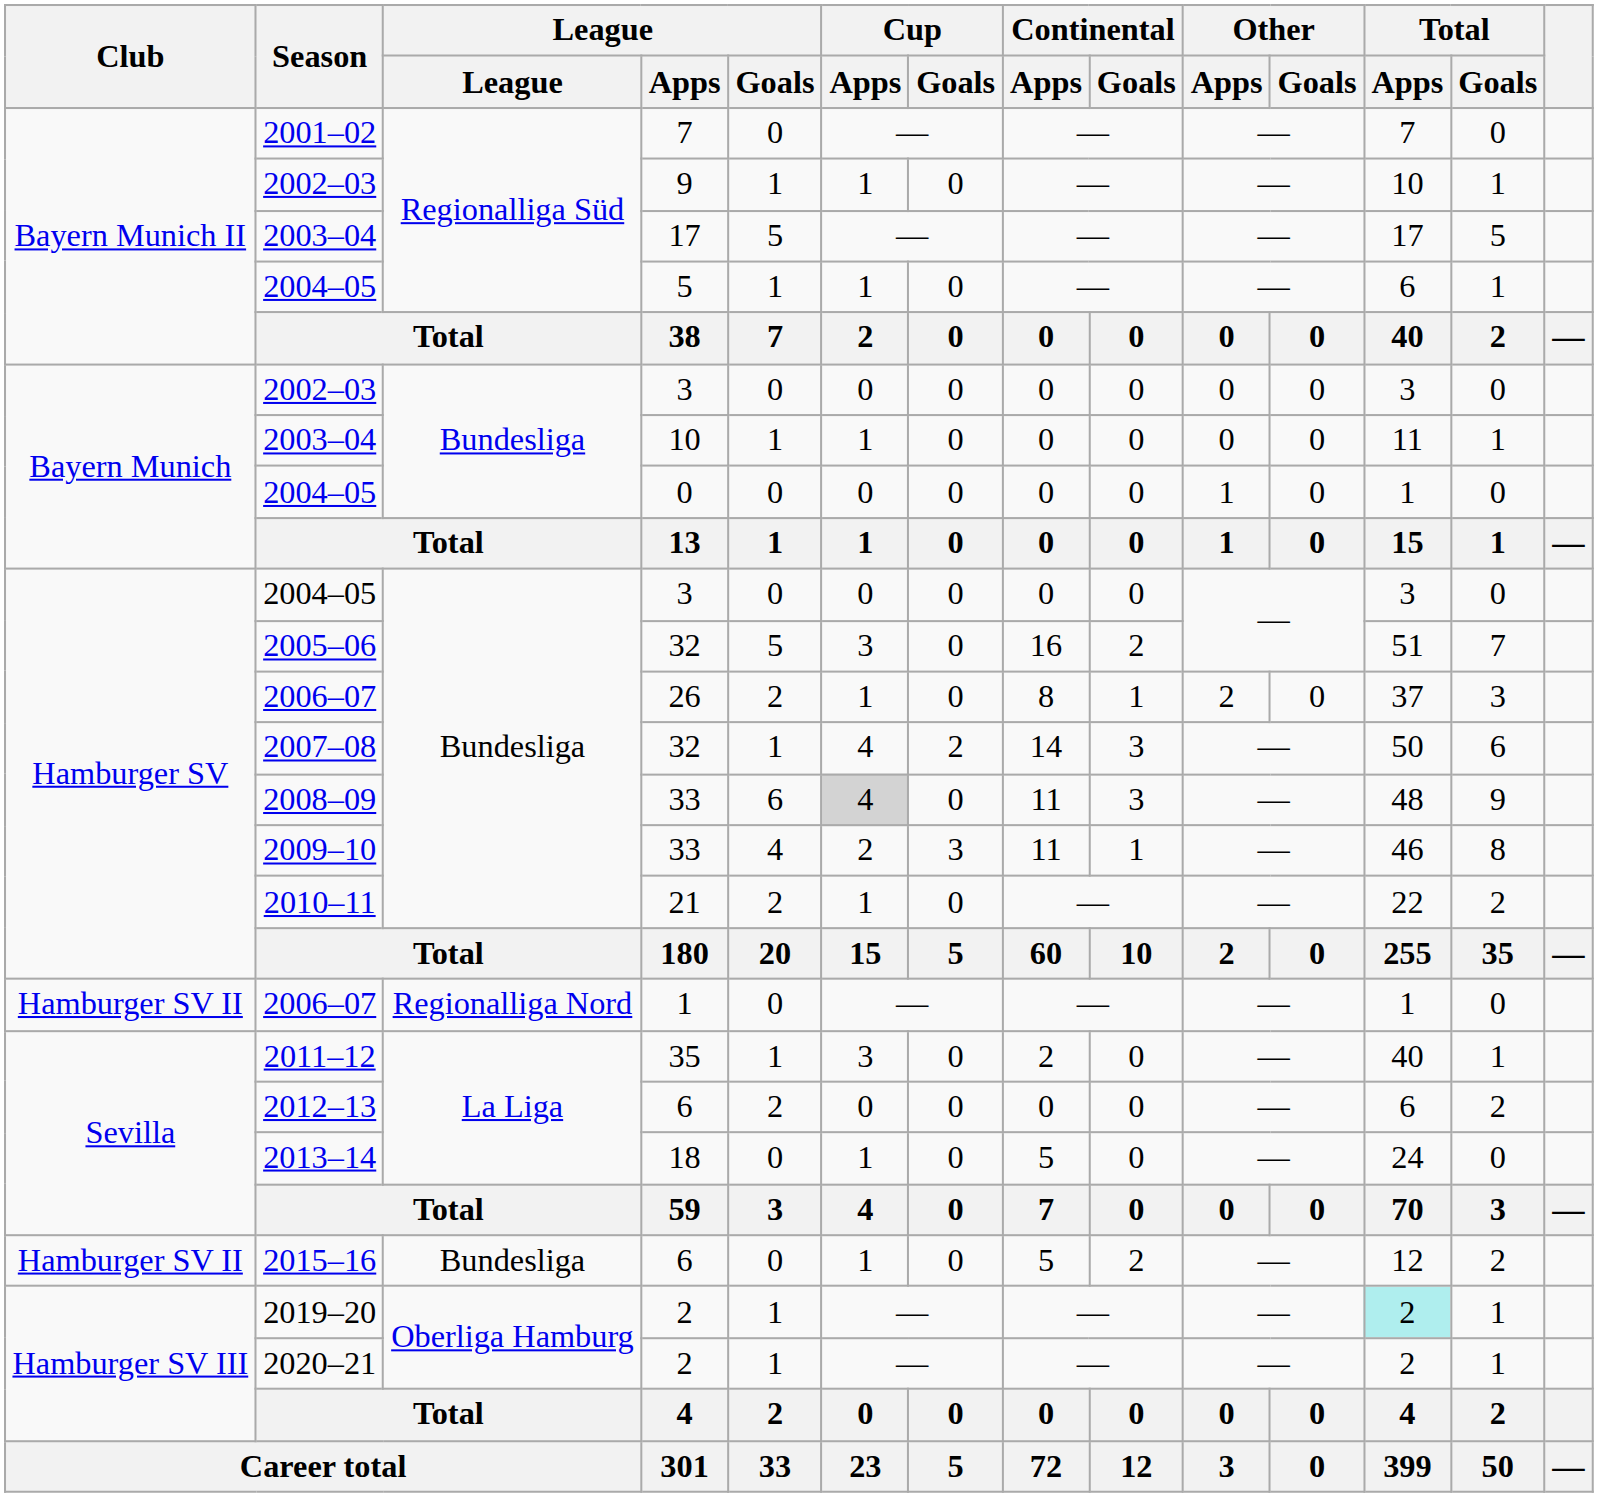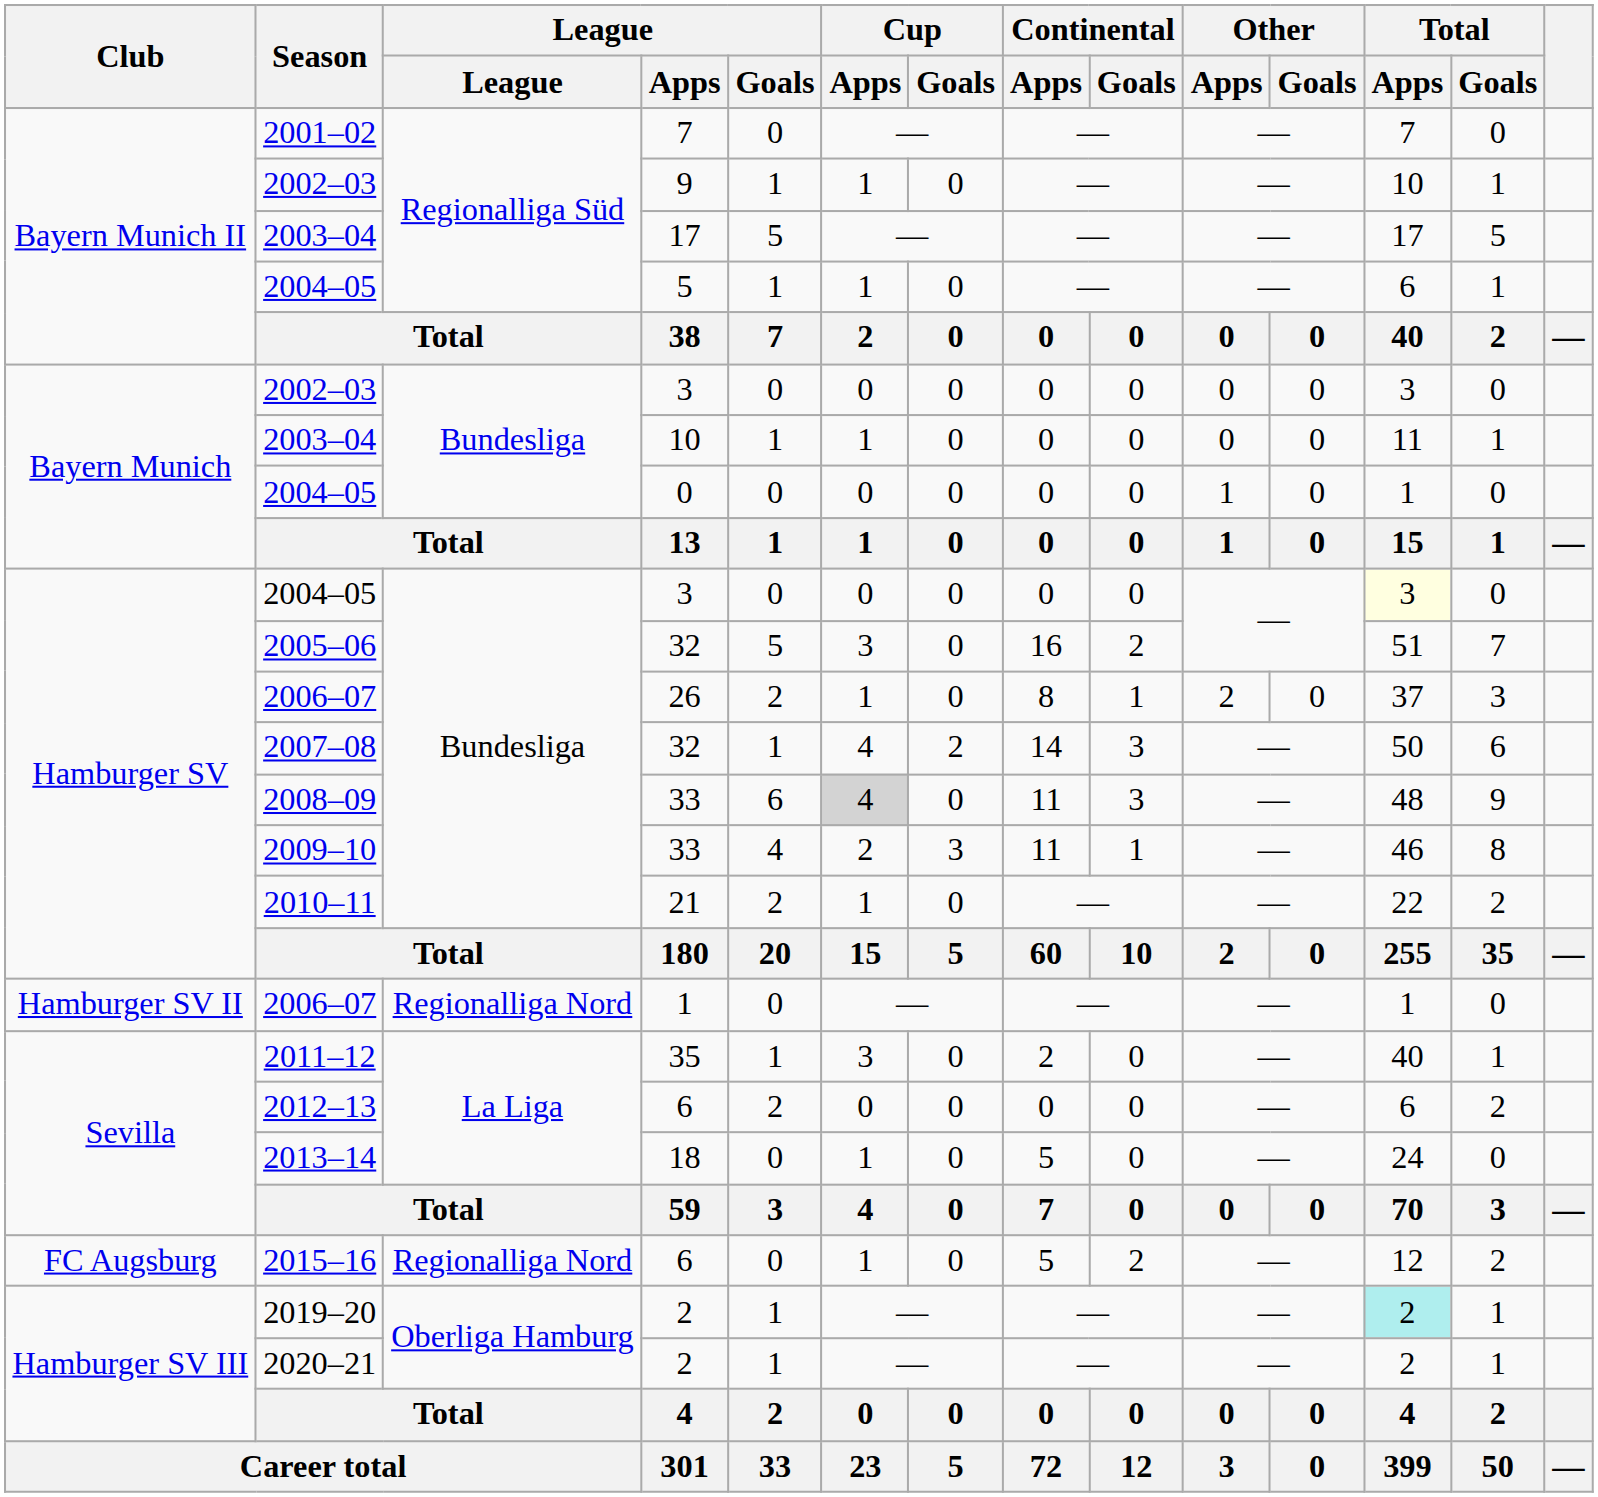(1407, 593) no background -> (1407, 593) lightyellow background
(130, 1260) Hamburger SV II -> (130, 1260) FC Augsburg
(512, 1260) Bundesliga -> (512, 1260) Regionalliga Nord
